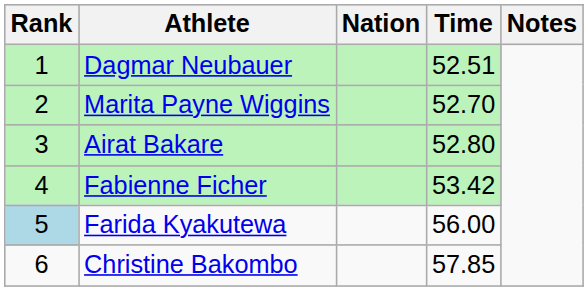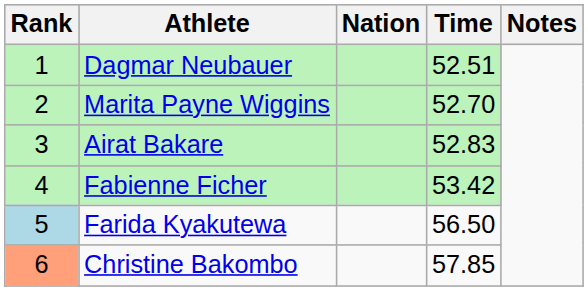(464, 144) 52.80 -> (464, 144) 52.83
(464, 225) 56.00 -> (464, 225) 56.50
(42, 265) no background -> (42, 265) lightsalmon background
